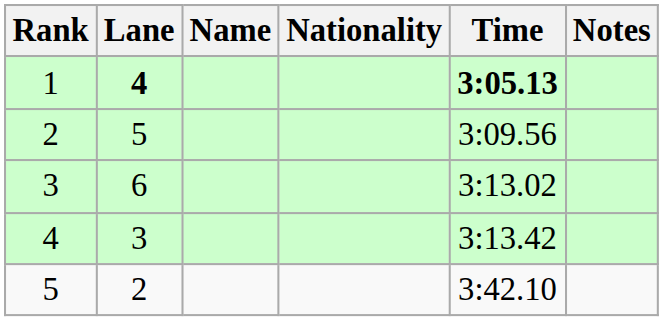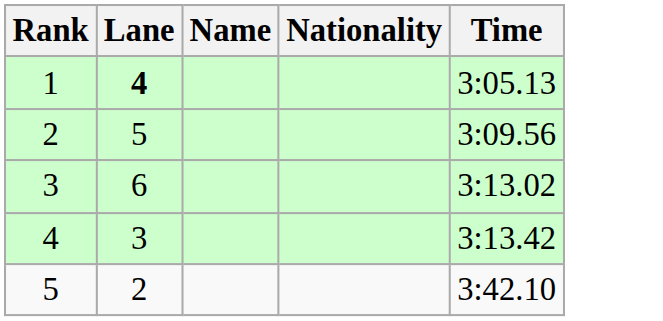- column: (612, 30)
(508, 82) bold -> (507, 82) normal
